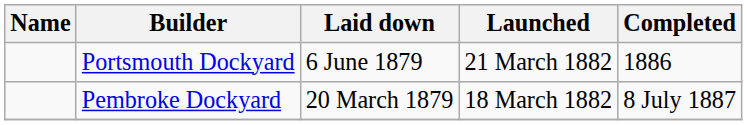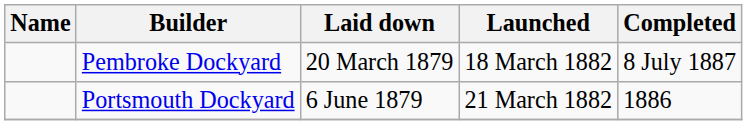rows swapped: (188, 61) <-> (181, 100)
